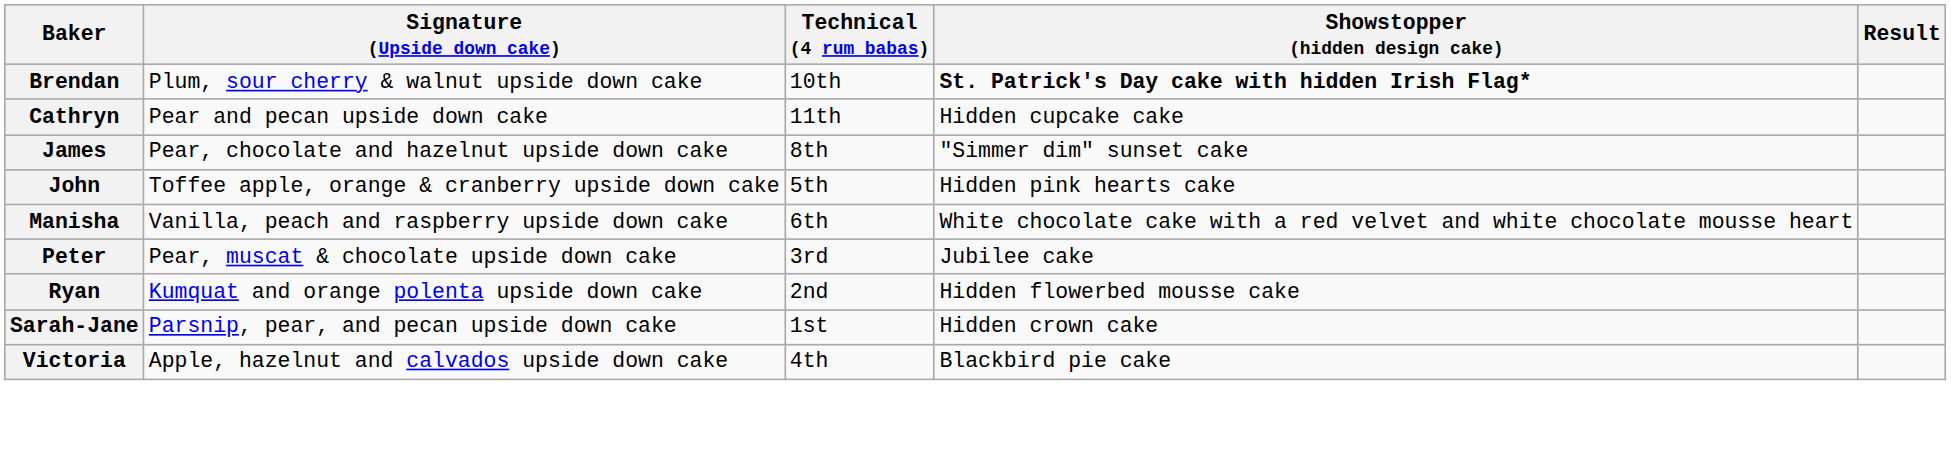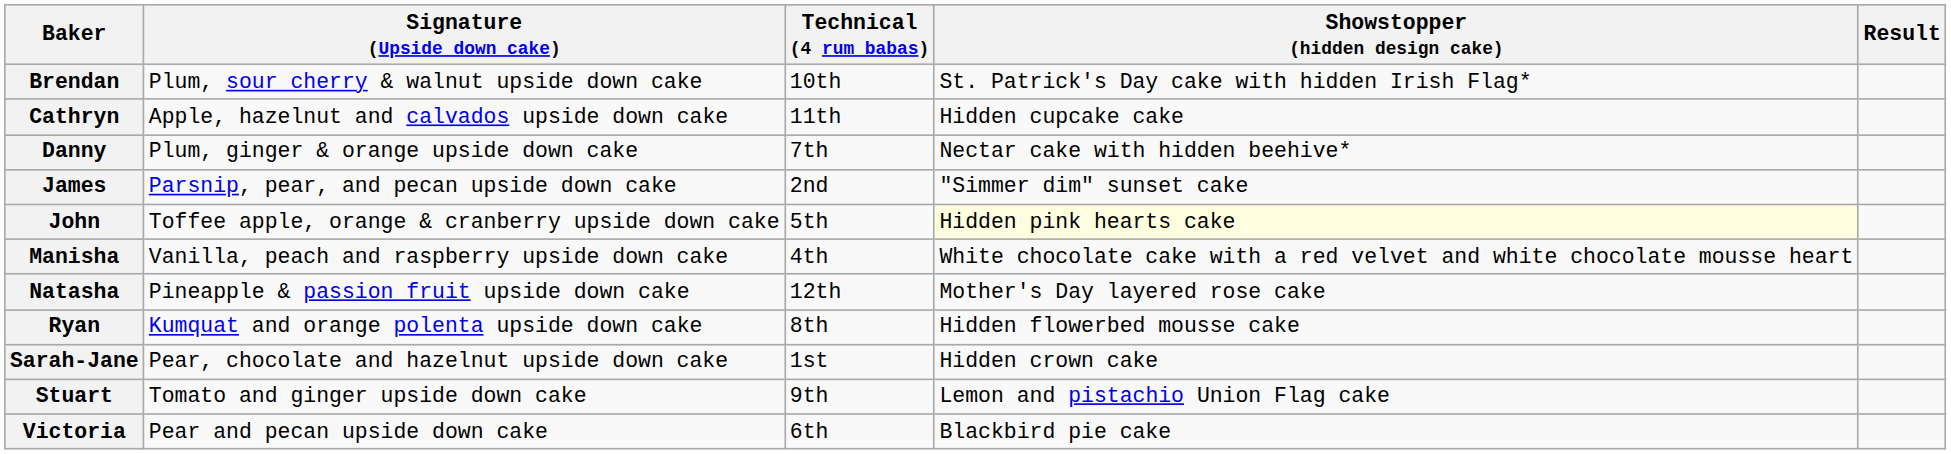(1235, 82) bold -> (1235, 82) normal
(348, 117) Pear and pecan upside down cake -> (439, 117) Apple, hazelnut and calvados upside down cake
+ row: (74, 152)
(438, 152) Pear, chocolate and hazelnut upside down cake -> (413, 187) Parsnip, pear, and pecan upside down cake
(809, 152) 8th -> (809, 187) 2nd
(1087, 187) no background -> (1087, 222) lightyellow background
(809, 222) 6th -> (809, 257) 4th
+ row: (74, 292)
- row: (74, 257)
(809, 292) 2nd -> (809, 327) 8th
(413, 327) Parsnip, pear, and pecan upside down cake -> (438, 362) Pear, chocolate and hazelnut upside down cake
+ row: (74, 397)
(439, 362) Apple, hazelnut and calvados upside down cake -> (348, 432) Pear and pecan upside down cake
(809, 362) 4th -> (809, 432) 6th
